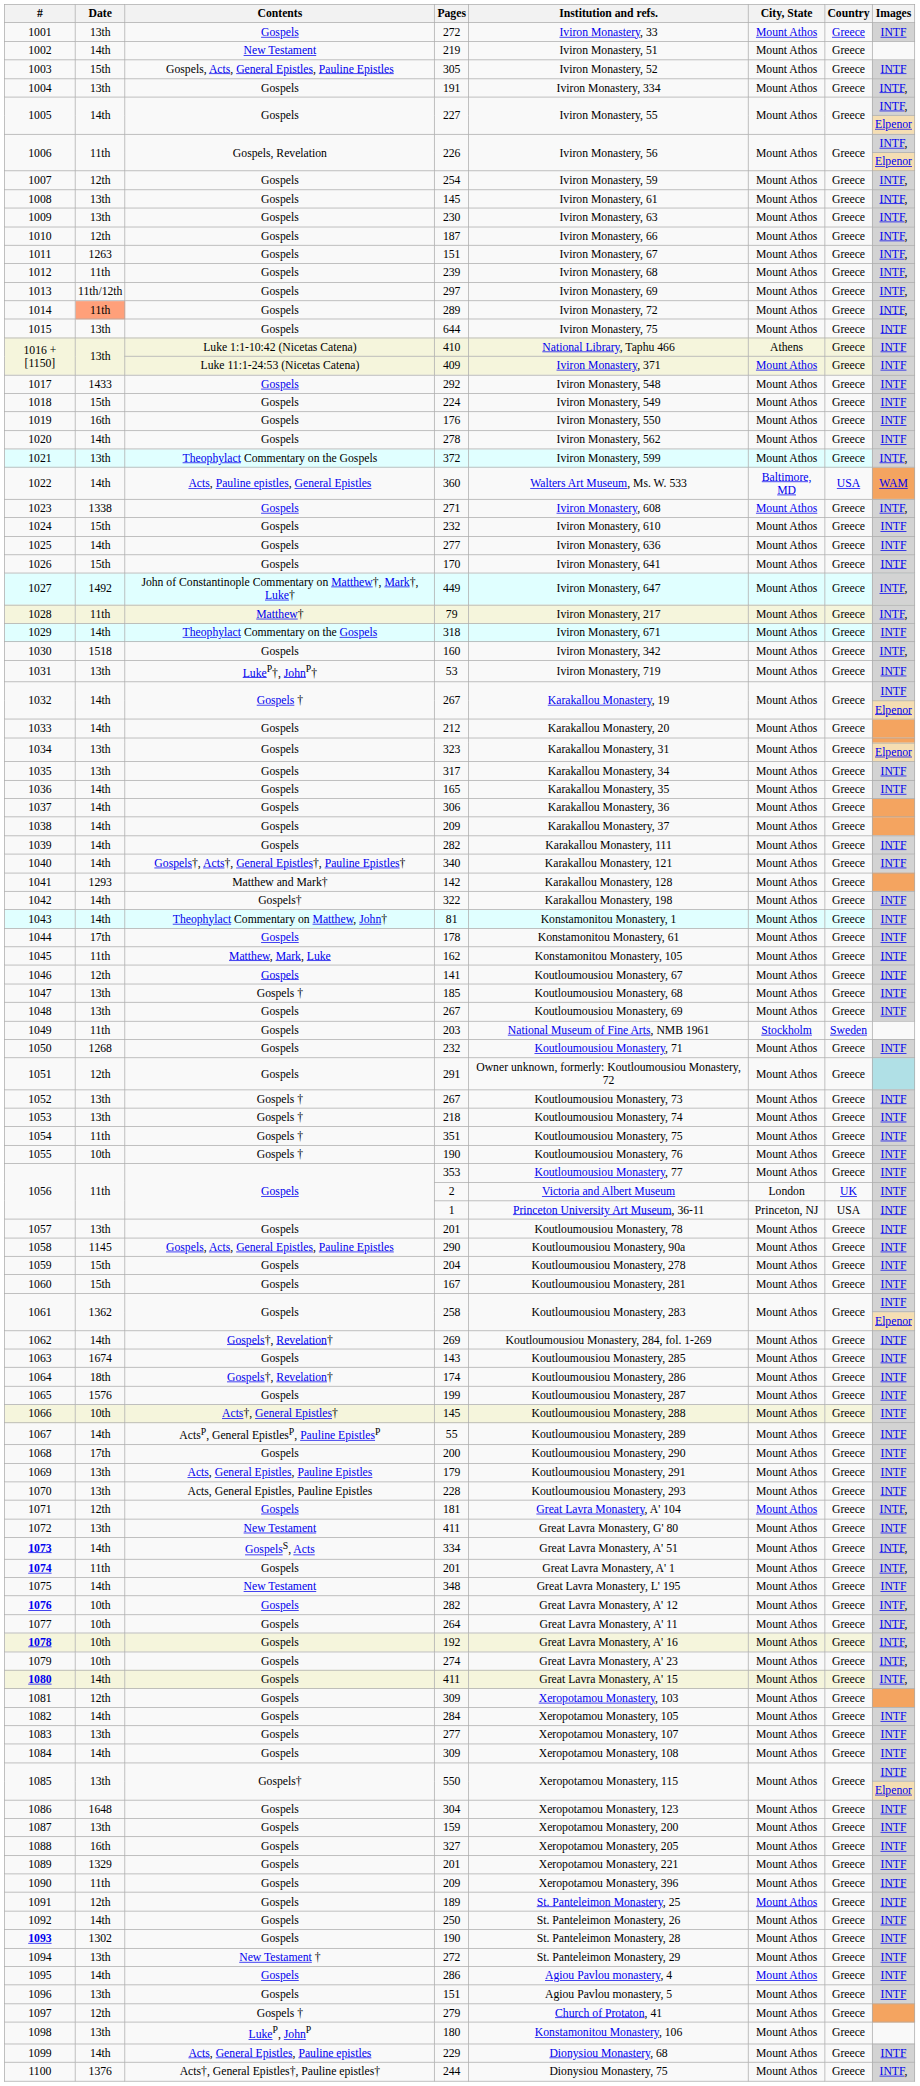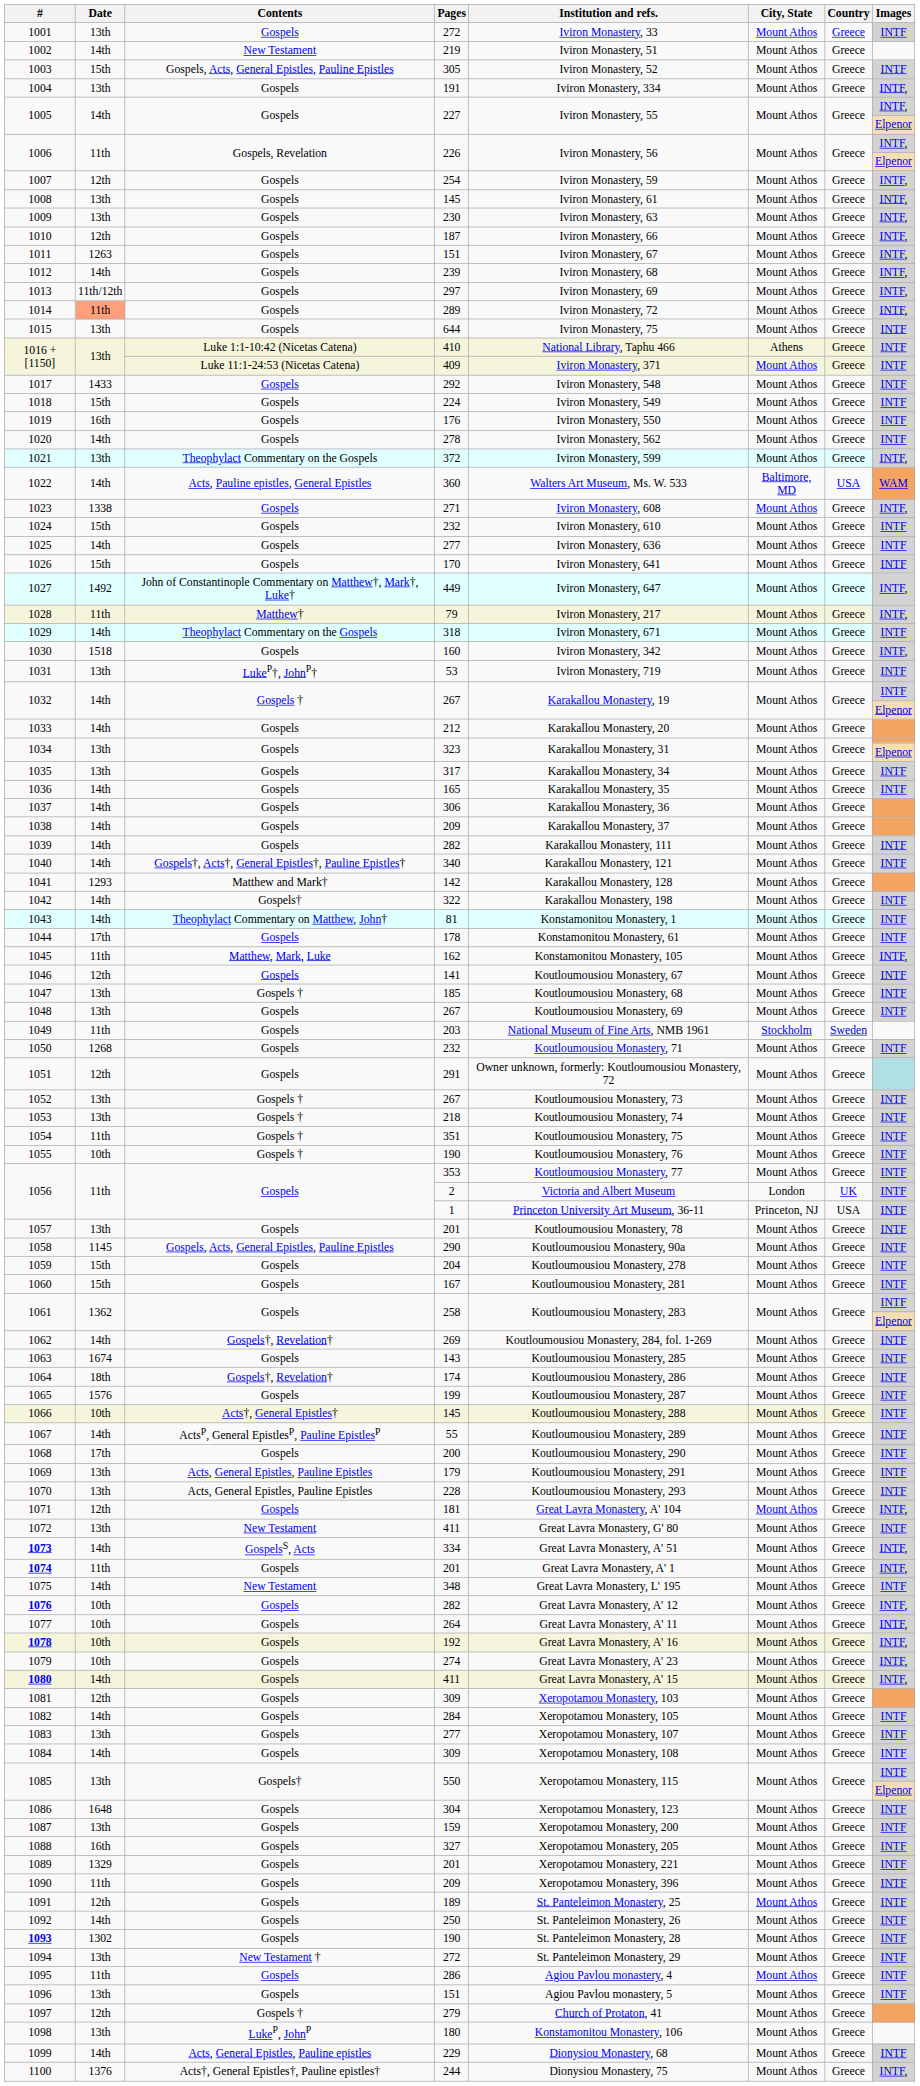(100, 273) 11th -> (100, 273) 14th
(893, 956) INTF -> (893, 956) INTF,
(100, 1975) 14th -> (100, 1975) 11th
